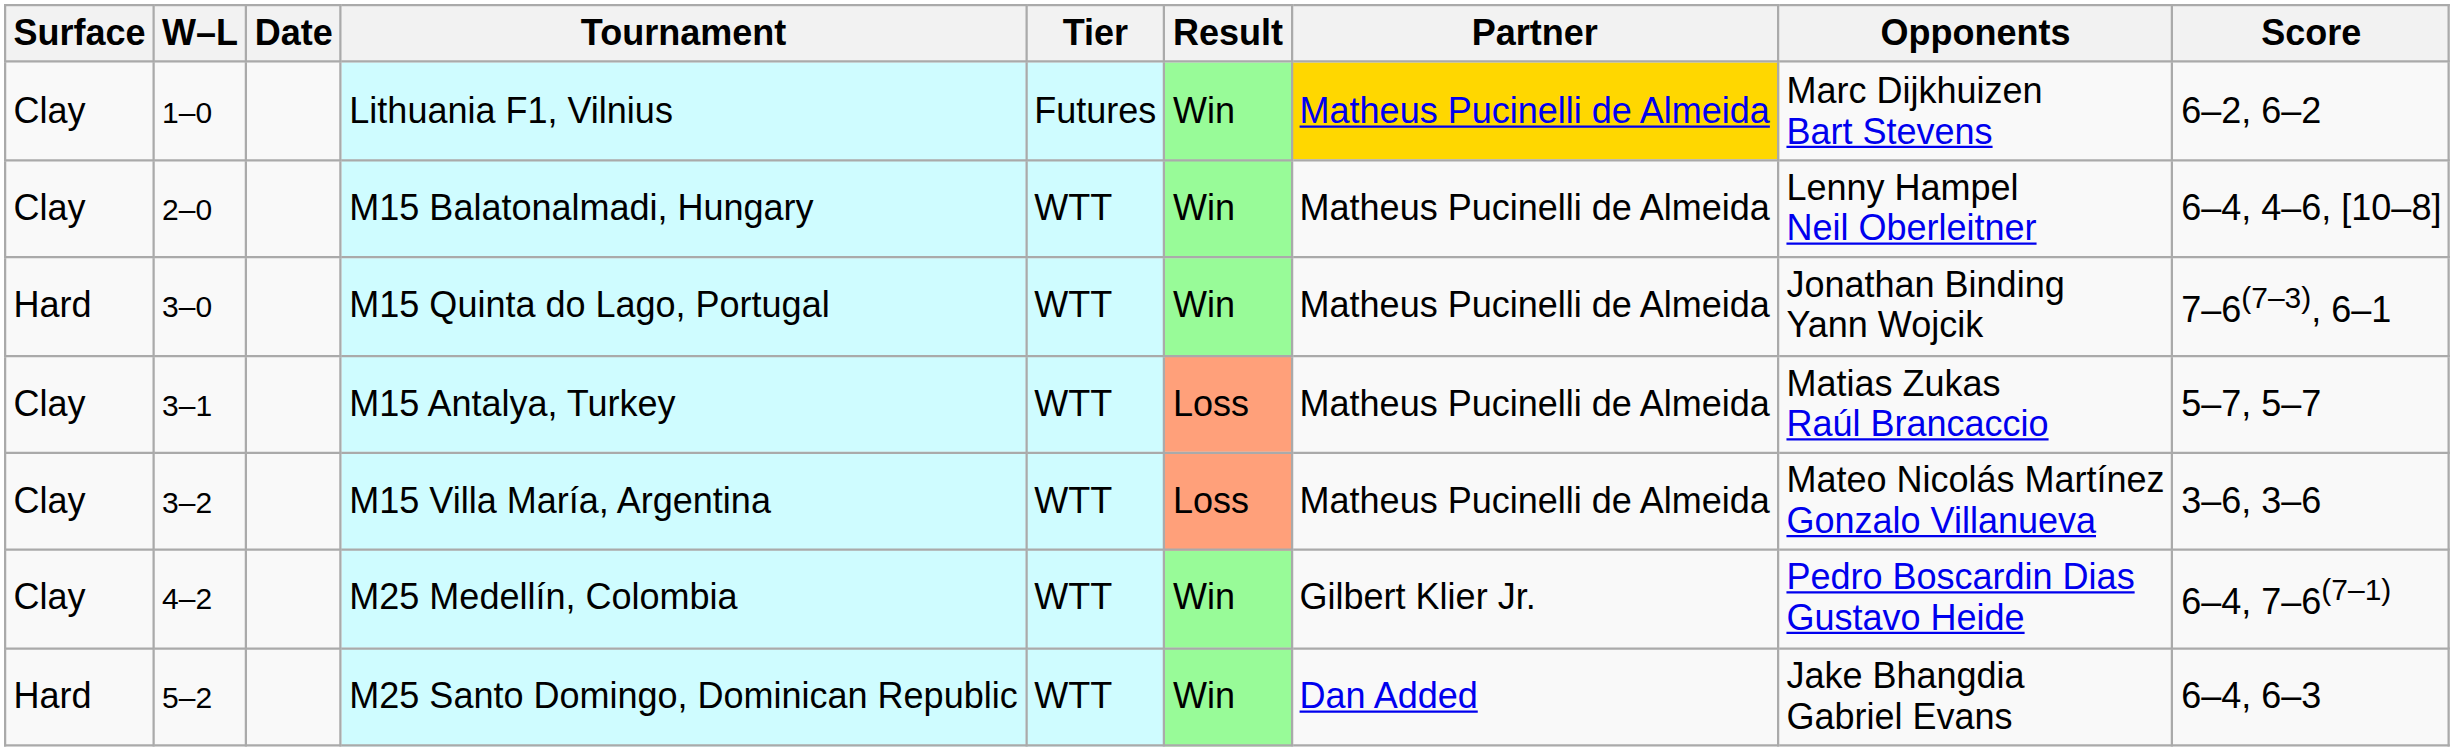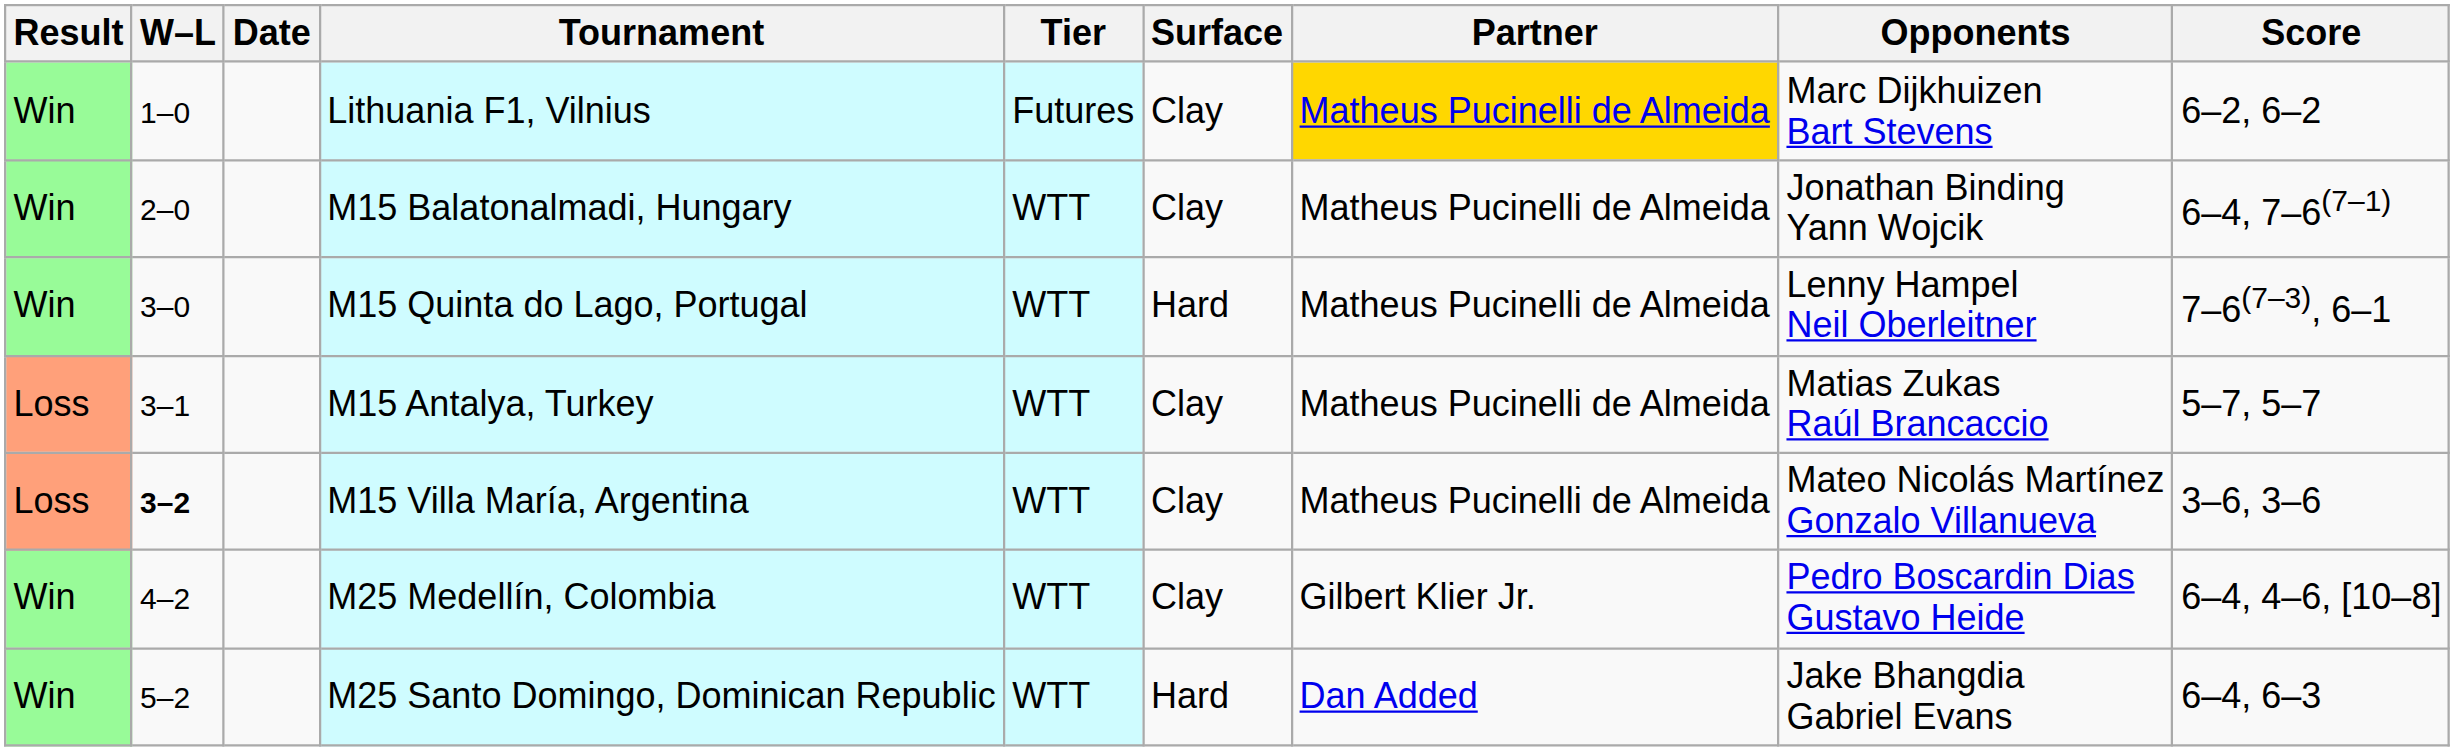columns swapped: (1228, 33) <-> (79, 33)
(1912, 207) Lenny Hampel Neil Oberleitner -> (1926, 207) Jonathan Binding Yann Wojcik
(2311, 207) 6–4, 4–6, [10–8] -> (2286, 207) 6–4, 7–6(7–1)
(1926, 305) Jonathan Binding Yann Wojcik -> (1912, 305) Lenny Hampel Neil Oberleitner
(187, 503) normal -> (165, 500) bold
(2286, 598) 6–4, 7–6(7–1) -> (2311, 598) 6–4, 4–6, [10–8]
